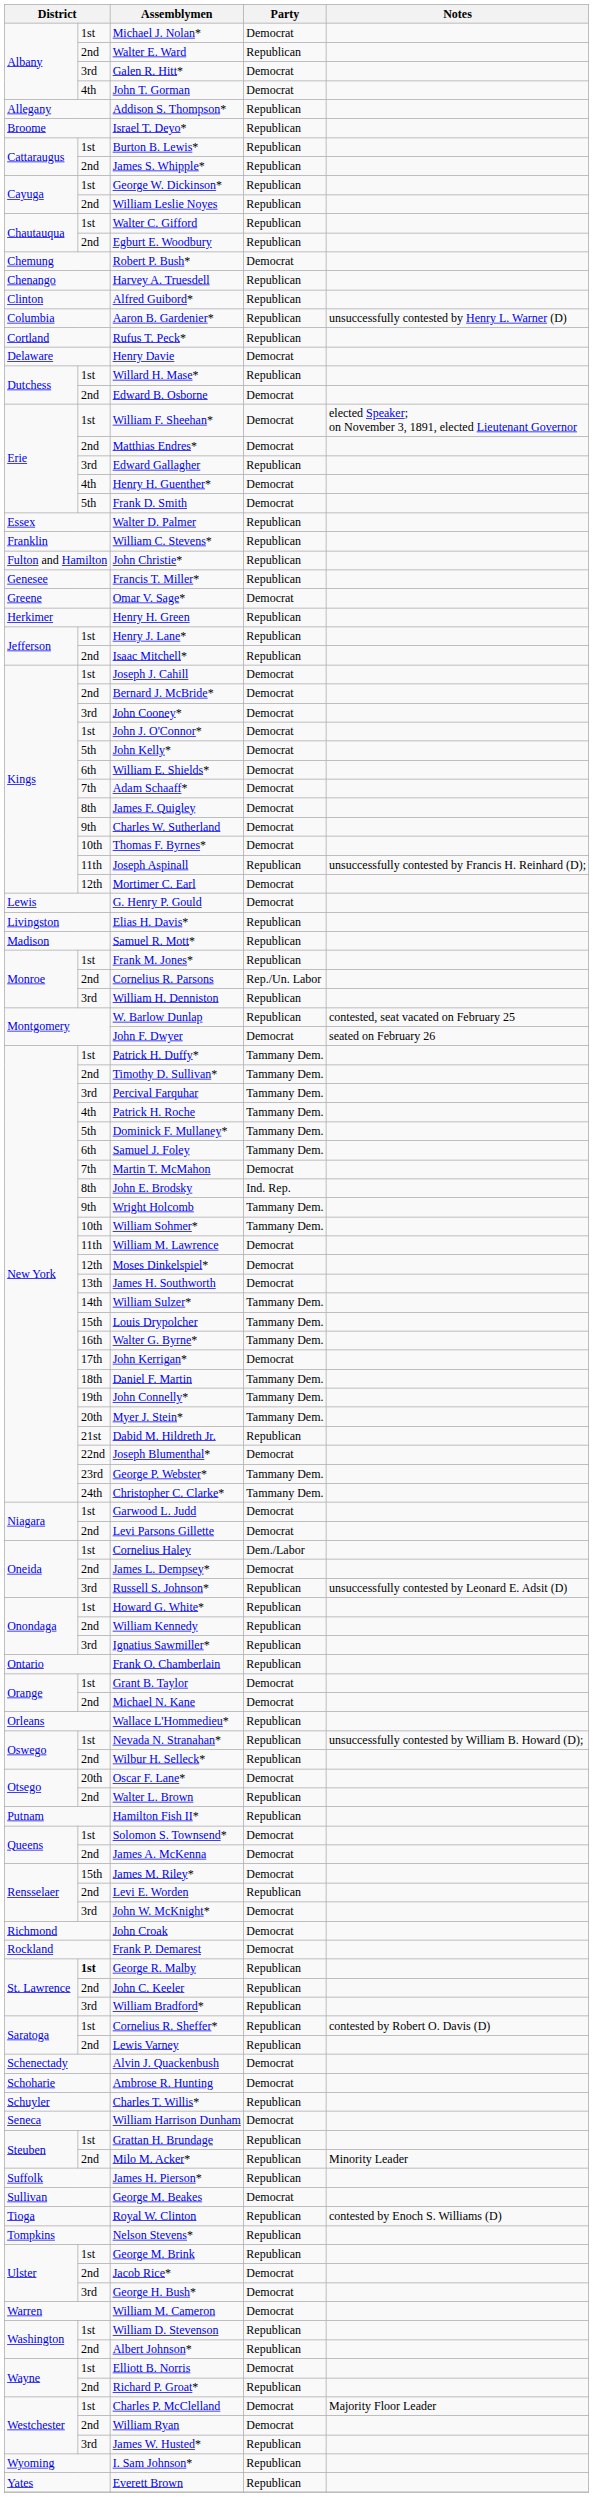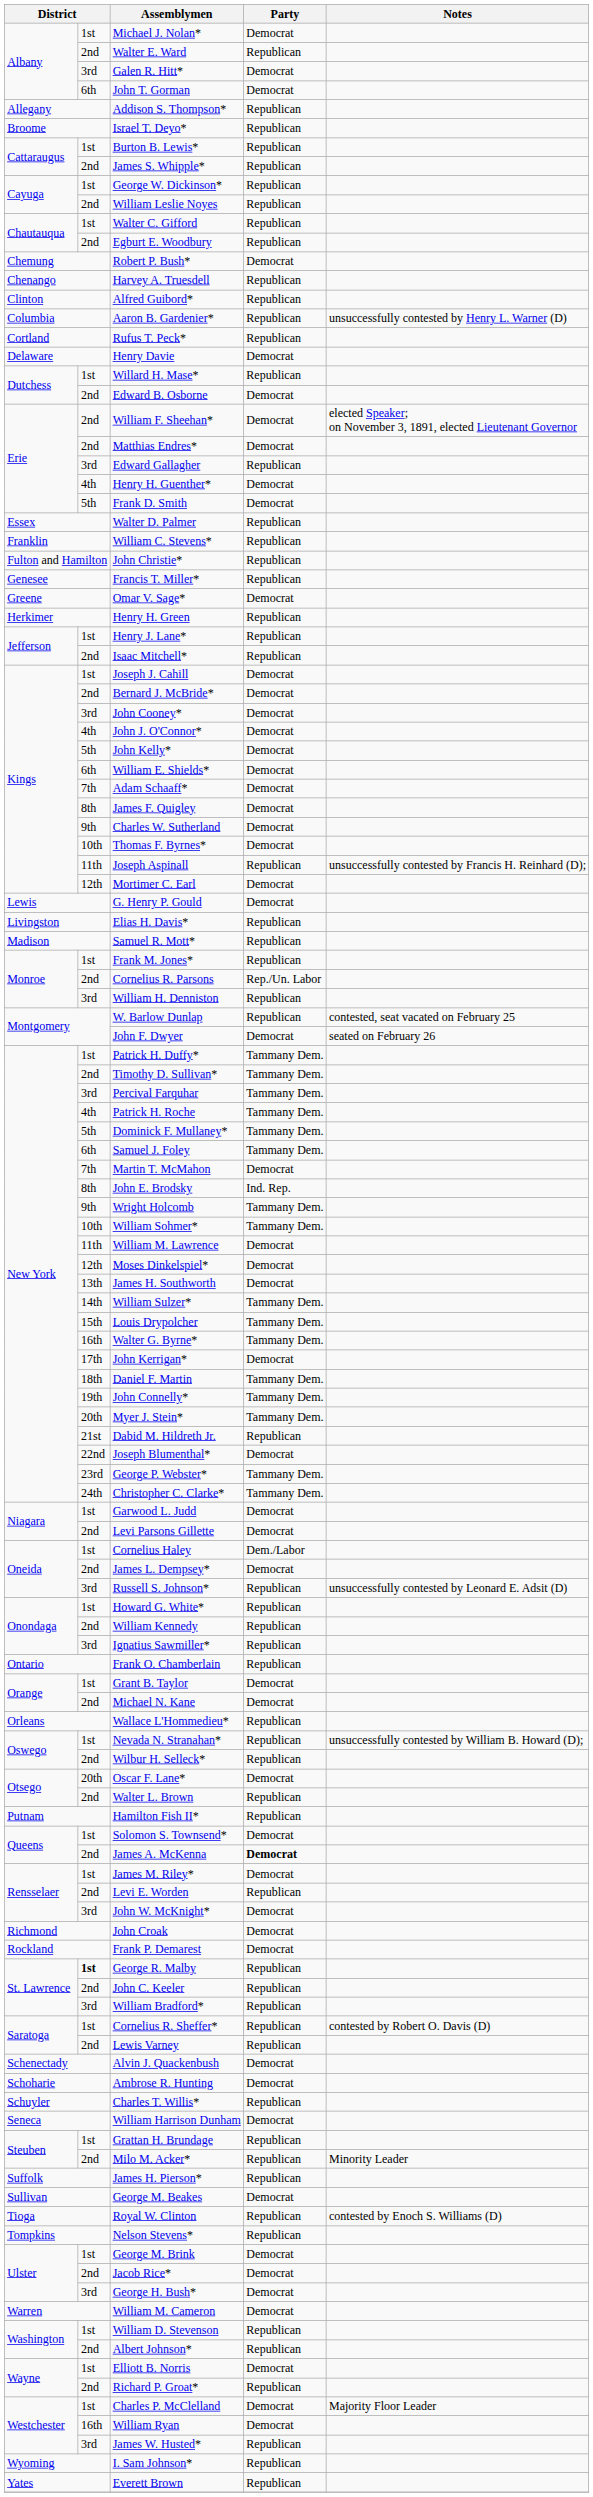(89, 90) 4th -> (89, 90) 6th
(88, 420) 1st -> (90, 420) 2nd
(88, 731) 1st -> (89, 731) 4th
(270, 1854) normal -> (272, 1854) bold
(92, 1873) 15th -> (88, 1873) 1st
(274, 2254) Republican -> (270, 2254) Democrat
(90, 2425) 2nd -> (92, 2425) 16th
